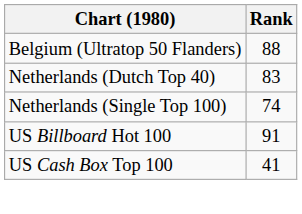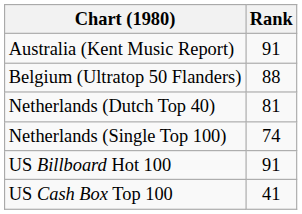+ row: (121, 48)
(271, 77) 83 -> (271, 106) 81
